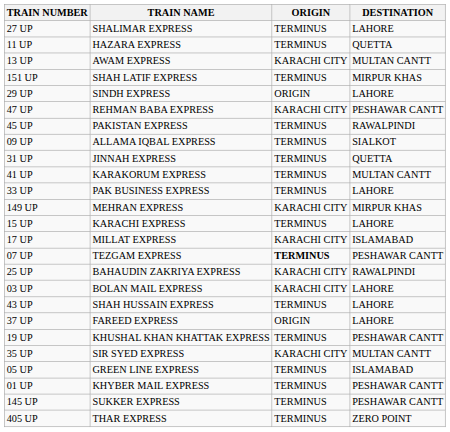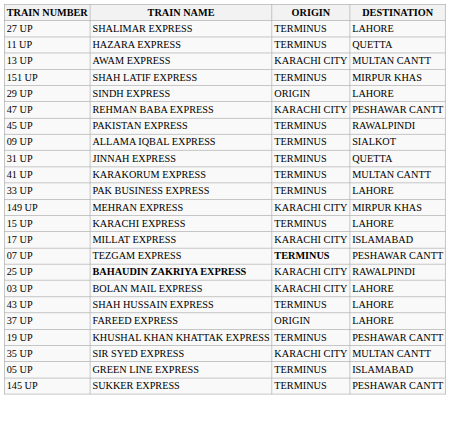(166, 272) normal -> (169, 272) bold
- row: (20, 386)
- row: (22, 418)
